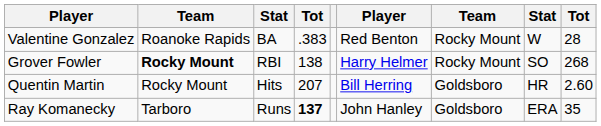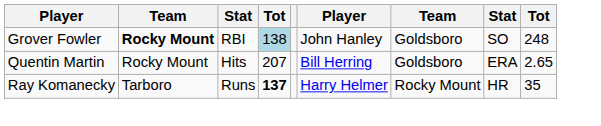- row: (71, 39)
(310, 62) no background -> (274, 39) lightblue background
(384, 62) Harry Helmer -> (341, 39) John Hanley
(477, 62) Rocky Mount -> (429, 39) Goldsboro
(577, 62) 268 -> (537, 39) 248
(538, 86) HR -> (502, 62) ERA
(579, 86) 2.60 -> (539, 62) 2.65
(381, 109) John Hanley -> (344, 86) Harry Helmer
(468, 109) Goldsboro -> (438, 86) Rocky Mount
(542, 109) ERA -> (498, 86) HR
